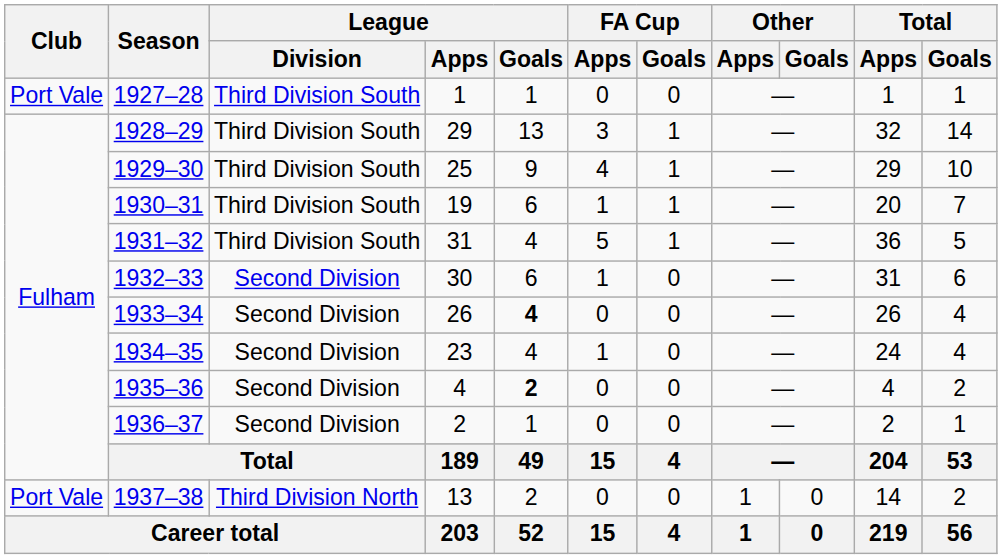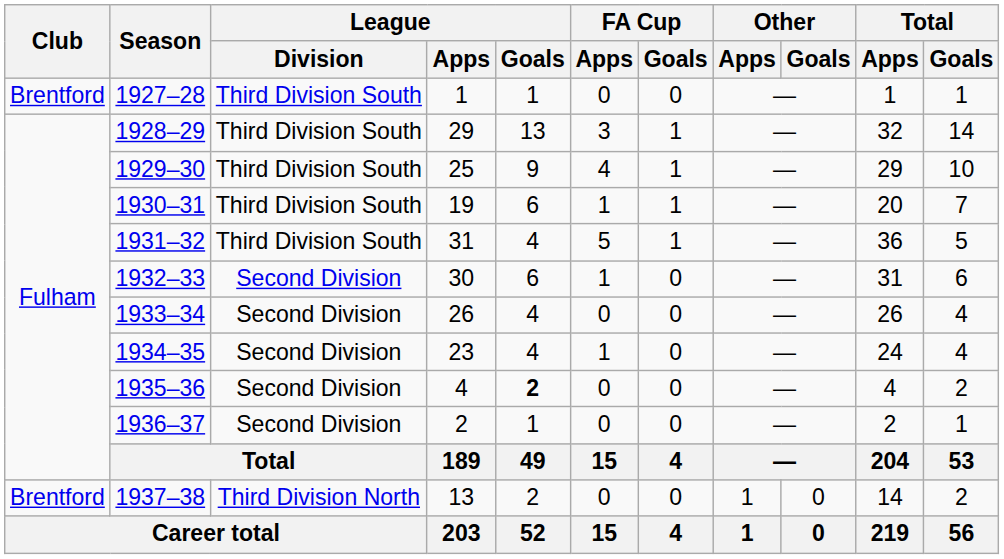(57, 95) Port Vale -> (57, 95) Brentford
(531, 315) bold -> (533, 315) normal
(57, 497) Port Vale -> (57, 497) Brentford
